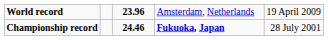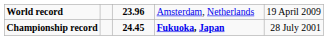(133, 27) 24.46 -> (133, 27) 24.45
